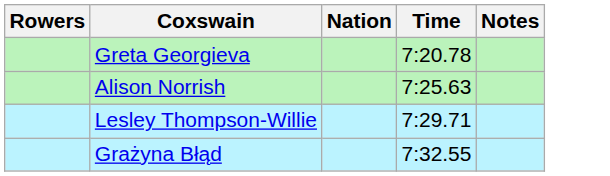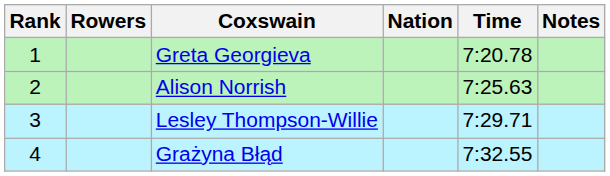+ column: (35, 21)
